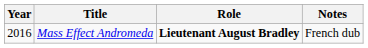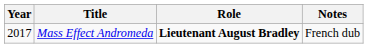(19, 33) 2016 -> (19, 33) 2017
